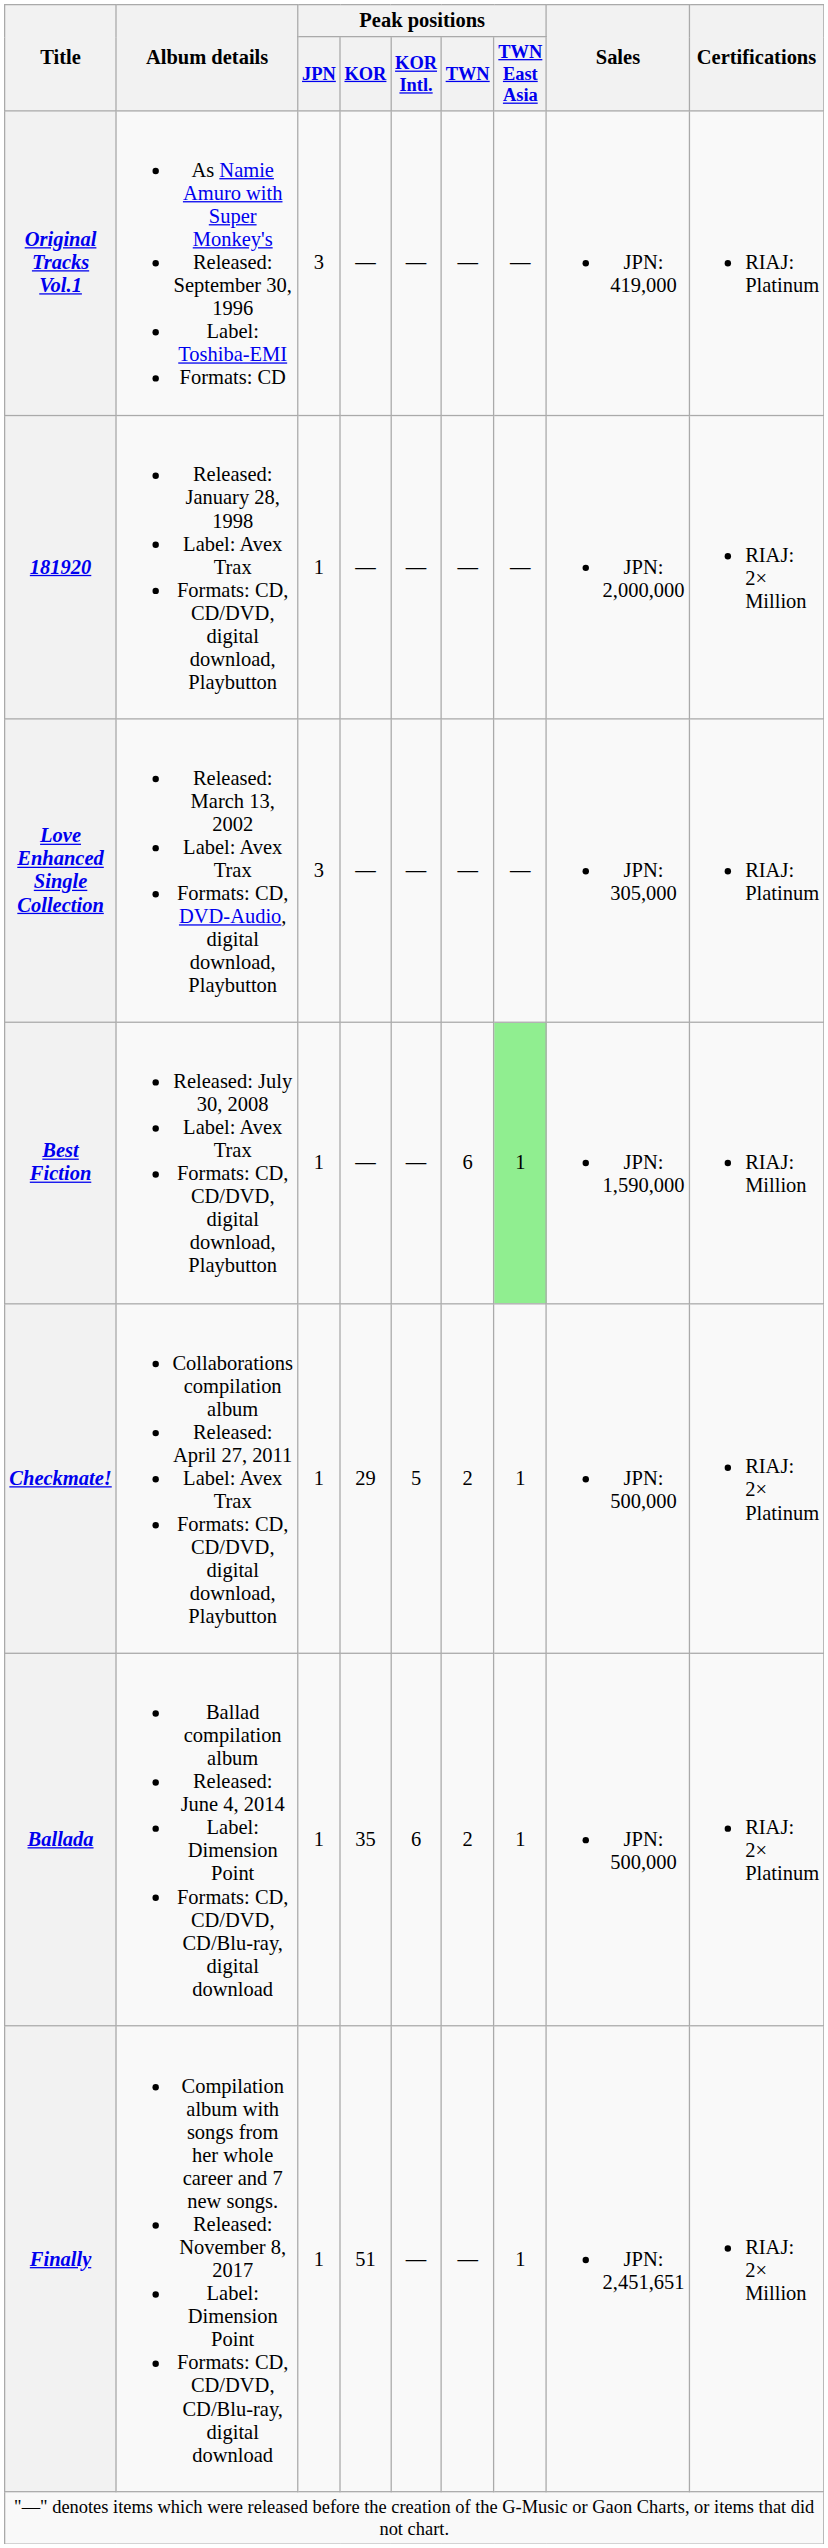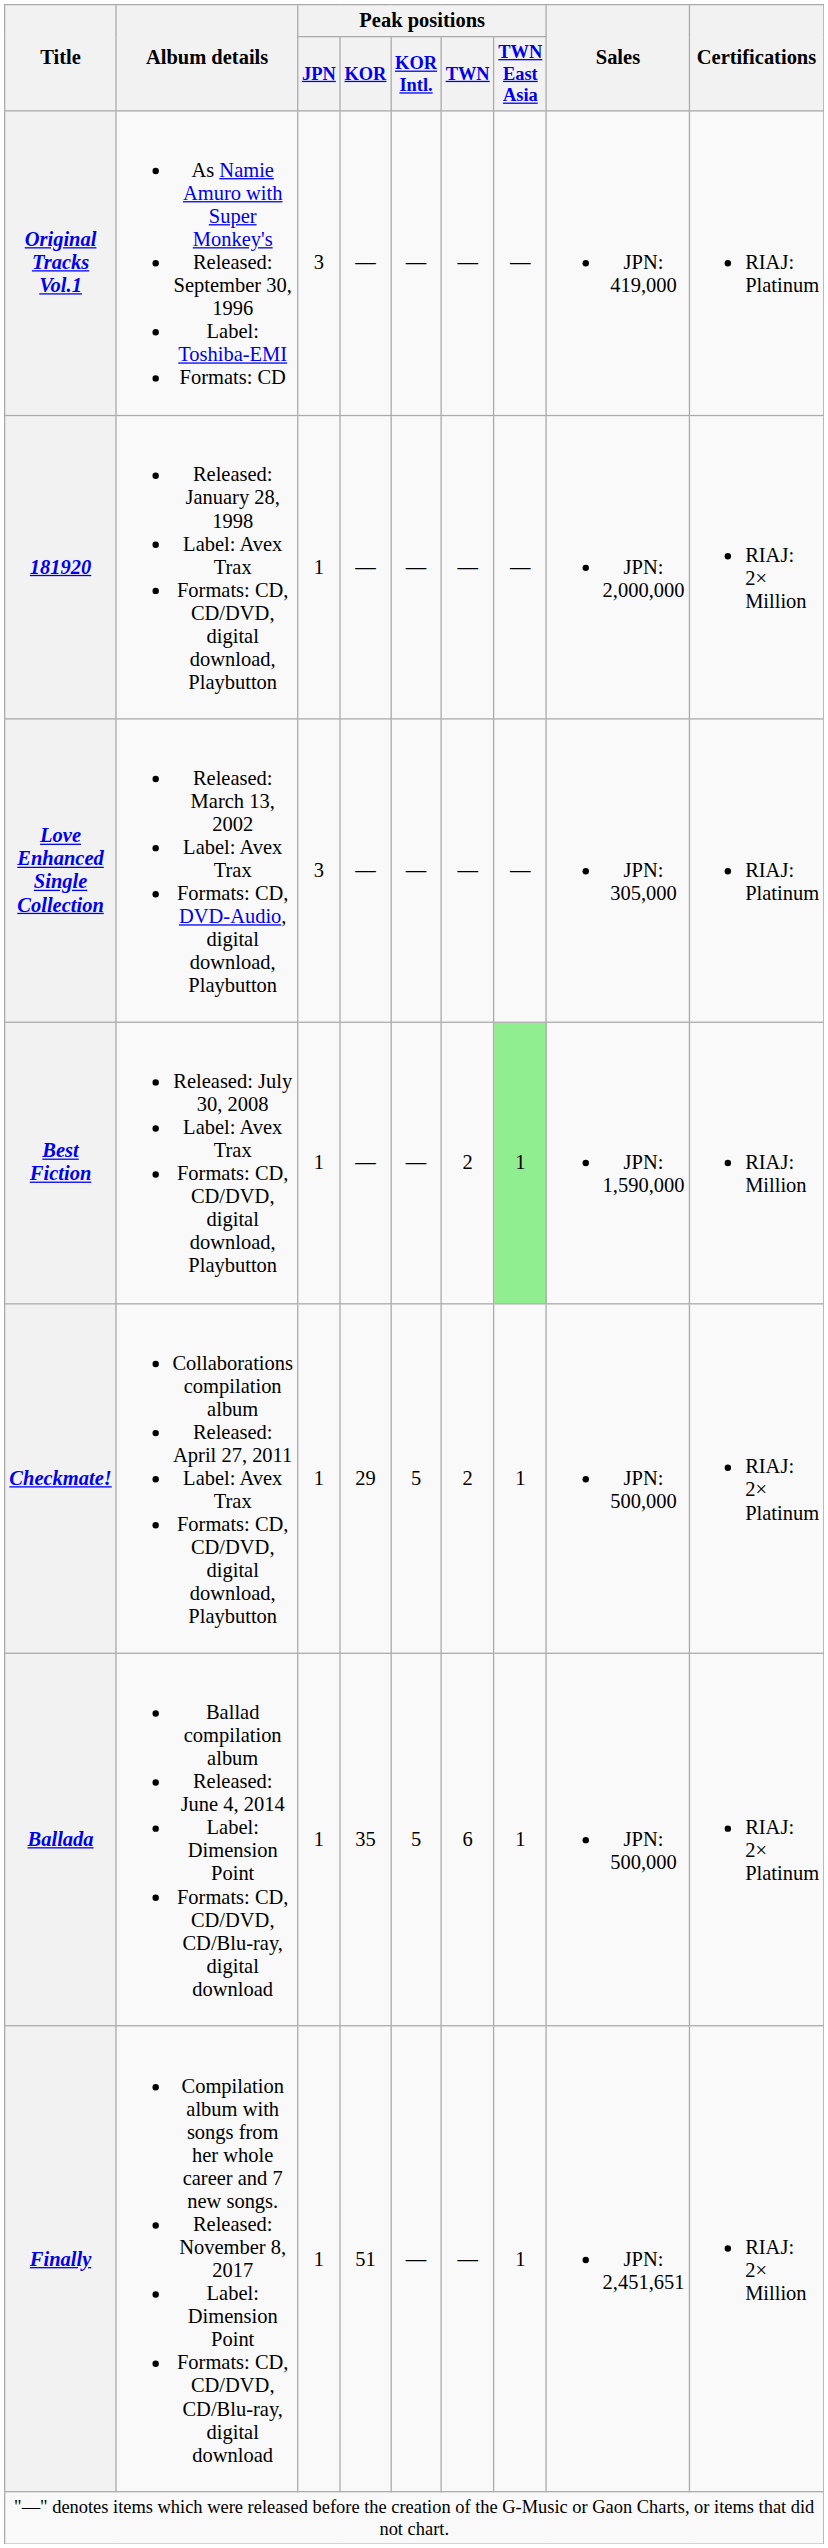(468, 1162) 6 -> (468, 1162) 2
(416, 1839) 6 -> (416, 1839) 5
(468, 1839) 2 -> (468, 1839) 6
